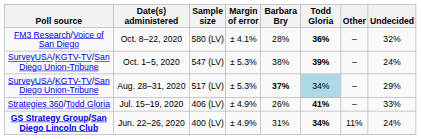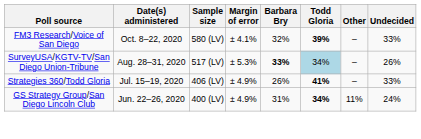(281, 40) 28% -> (281, 40) 32%
(321, 40) 36% -> (321, 40) 39%
(392, 40) 32% -> (392, 40) 33%
- row: (151, 63)
(281, 86) 37% -> (281, 63) 33%
(392, 86) 29% -> (392, 63) 26%
(59, 123) bold -> (59, 100) normal
